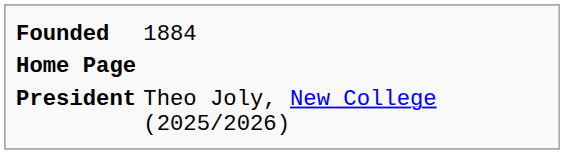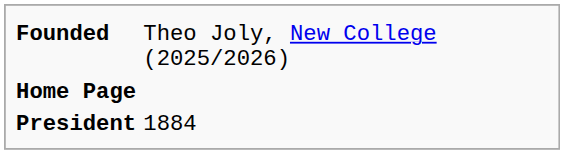(170, 35) 1884 -> (290, 48) Theo Joly, New College (2025/2026)
(290, 113) Theo Joly, New College (2025/2026) -> (170, 125) 1884
